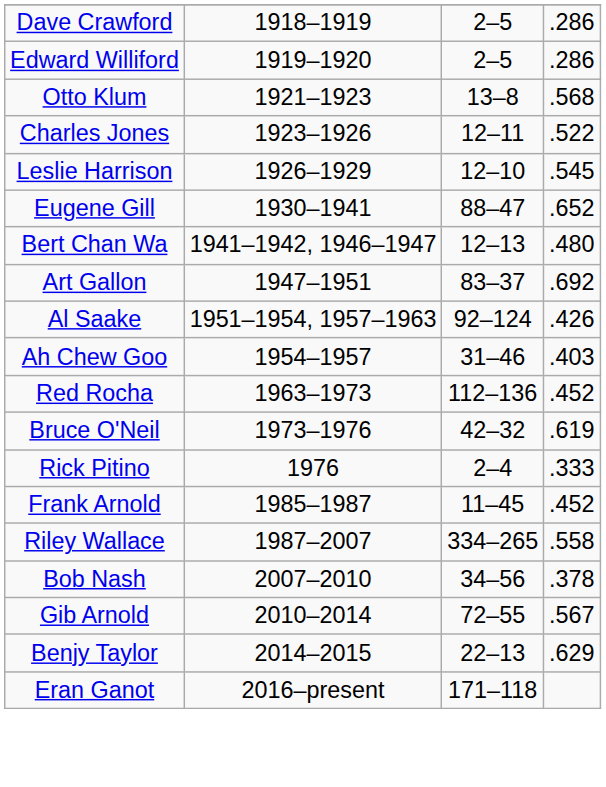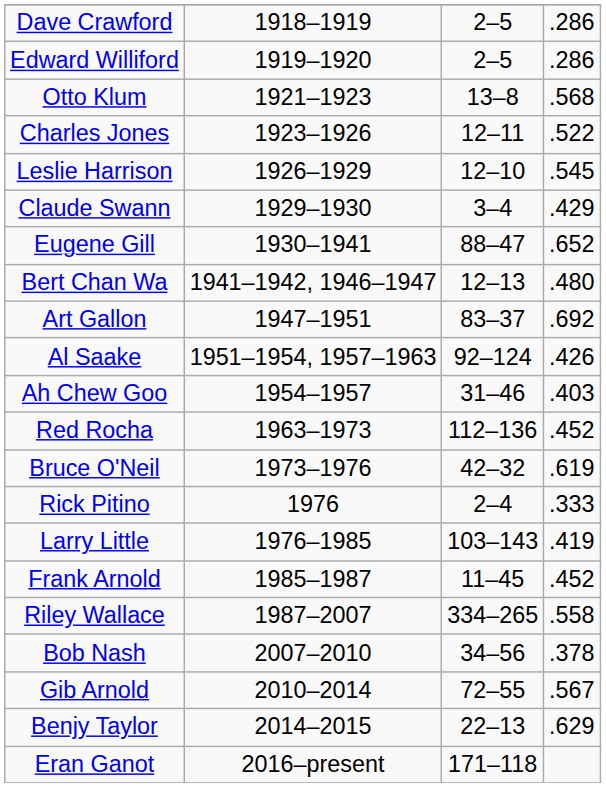+ row: (94, 208)
+ row: (94, 541)
